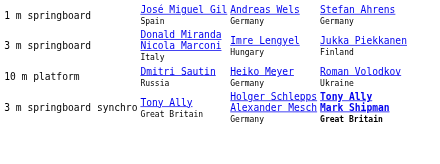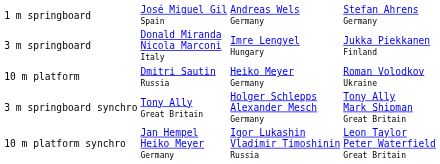(355, 107) bold -> (378, 107) normal
+ row: (65, 144)
